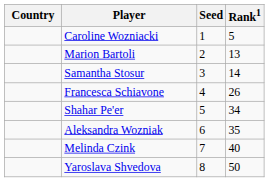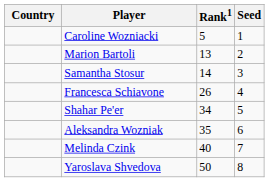columns swapped: (245, 15) <-> (211, 15)
